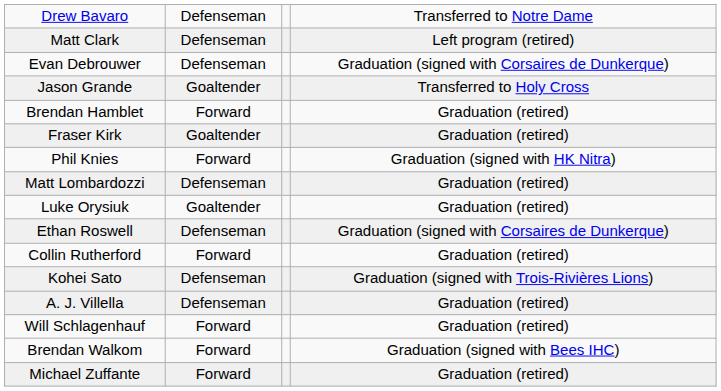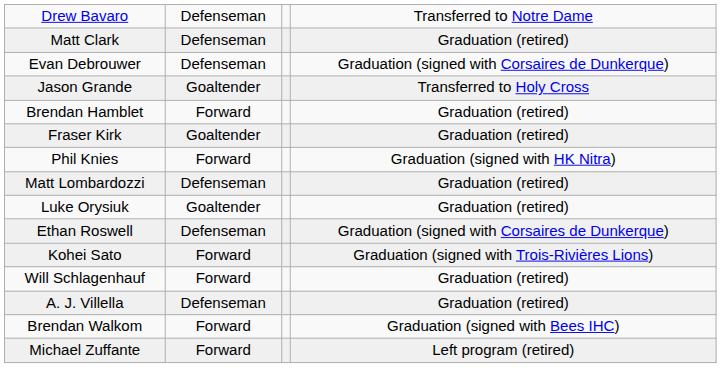(503, 40) Left program (retired) -> (503, 40) Graduation (retired)
- row: (85, 254)
(223, 278) Defenseman -> (223, 254) Forward
rows swapped: (85, 326) <-> (85, 302)
(503, 374) Graduation (retired) -> (503, 350) Left program (retired)
